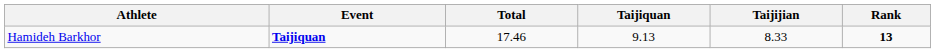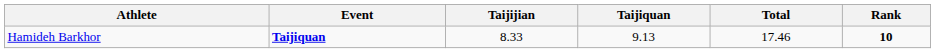columns swapped: (776, 15) <-> (511, 15)
(886, 36) 13 -> (886, 36) 10
